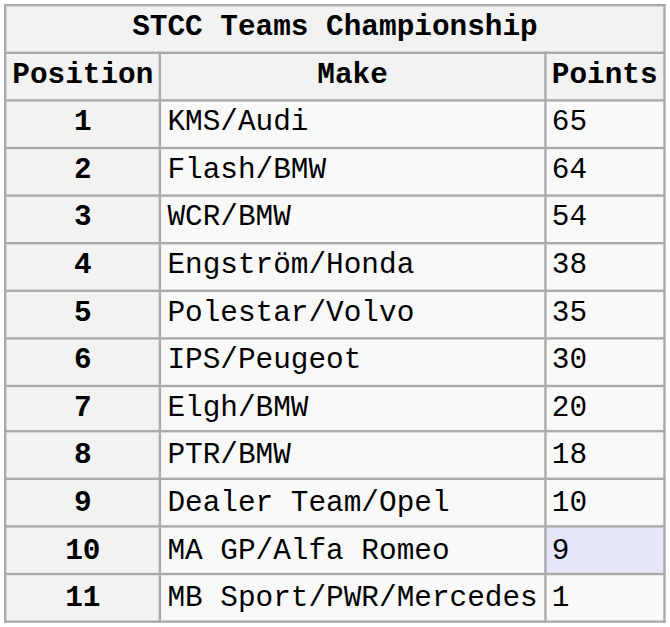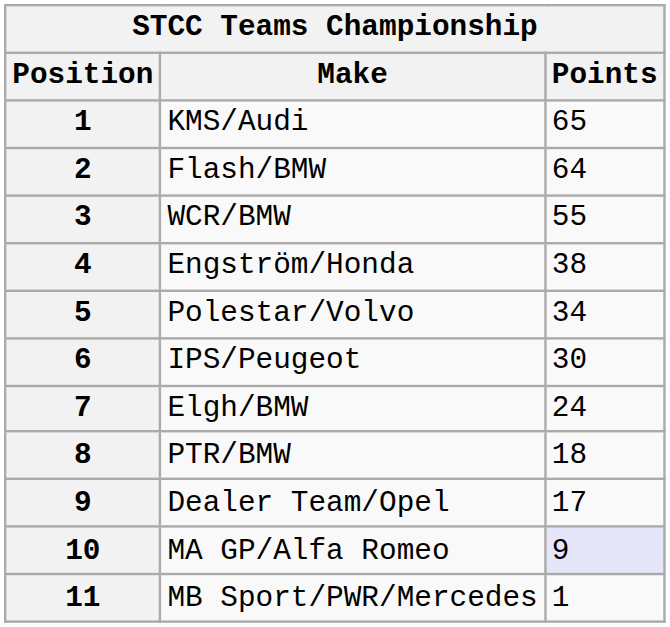(569, 219) 54 -> (569, 219) 55
(569, 314) 35 -> (569, 314) 34
(569, 409) 20 -> (569, 409) 24
(569, 504) 10 -> (569, 504) 17
